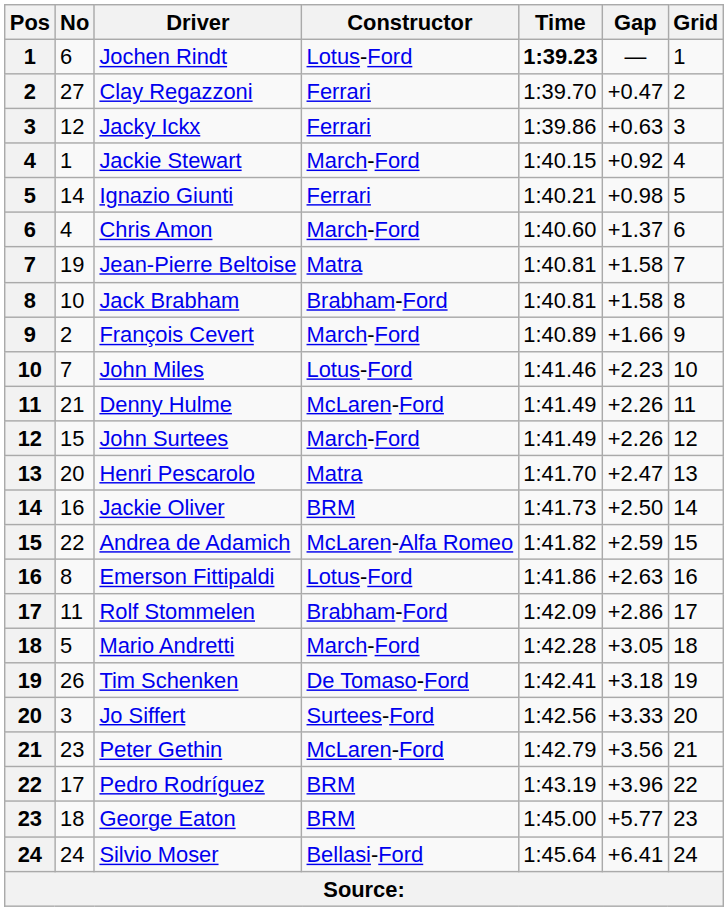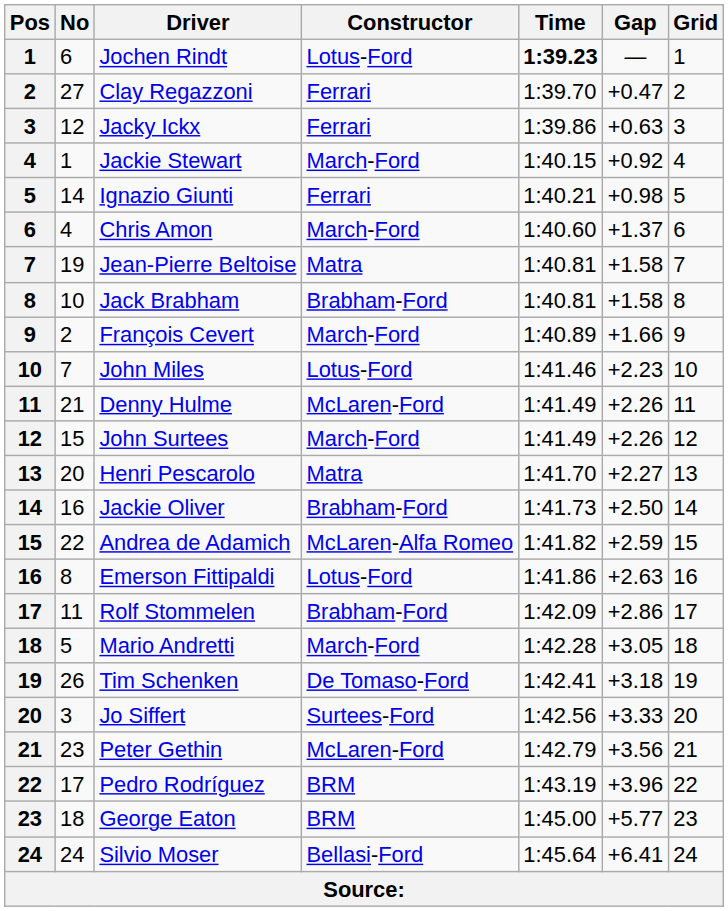(635, 473) +2.47 -> (635, 473) +2.27
(331, 507) BRM -> (377, 507) Brabham-Ford
